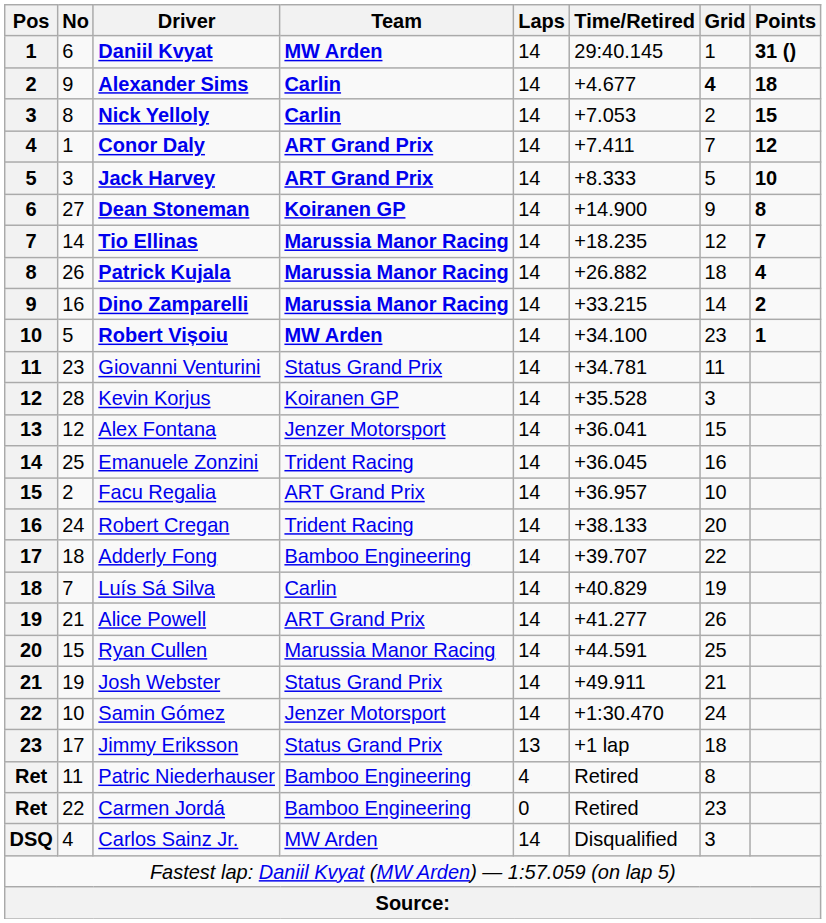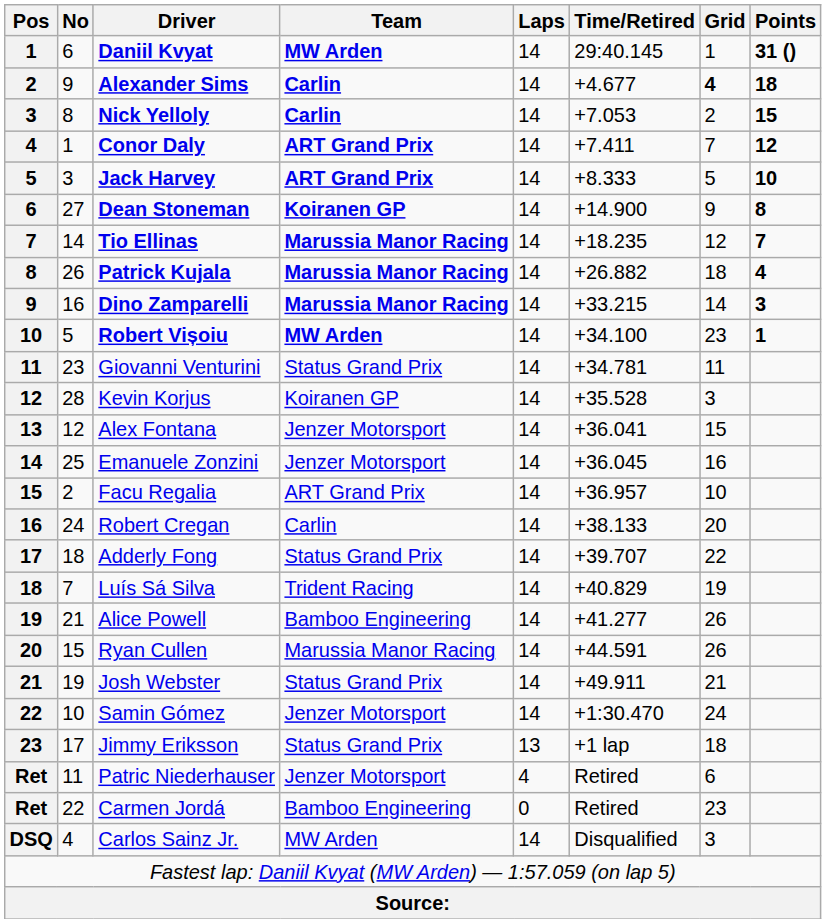(761, 304) 2 -> (761, 304) 3
(349, 461) Trident Racing -> (365, 461) Jenzer Motorsport
(349, 524) Trident Racing -> (311, 524) Carlin
(378, 556) Bamboo Engineering -> (363, 556) Status Grand Prix
(311, 587) Carlin -> (349, 587) Trident Racing
(355, 619) ART Grand Prix -> (378, 619) Bamboo Engineering
(716, 650) 25 -> (716, 650) 26
(378, 776) Bamboo Engineering -> (365, 776) Jenzer Motorsport
(710, 776) 8 -> (710, 776) 6
